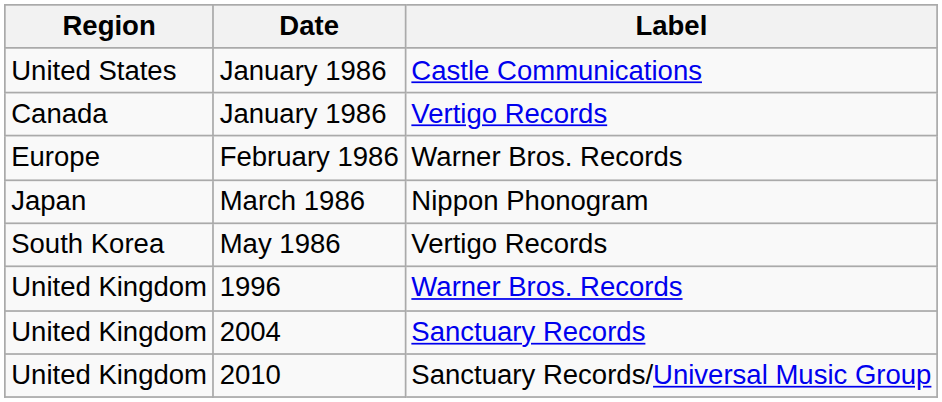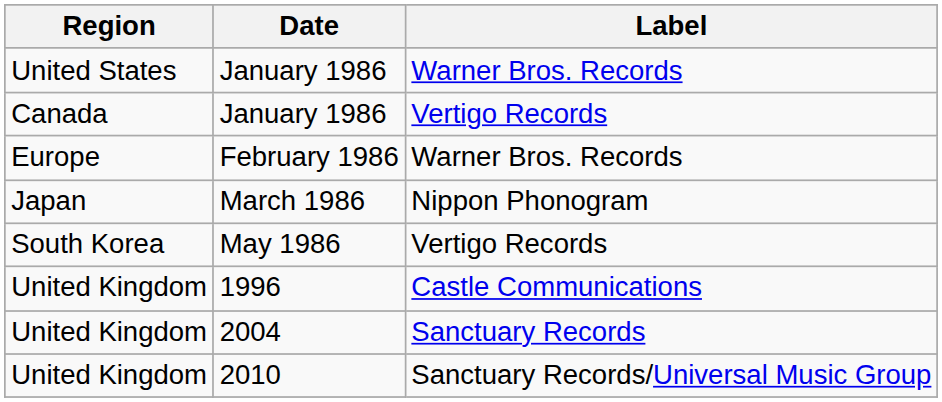(557, 69) Castle Communications -> (547, 69) Warner Bros. Records
(547, 288) Warner Bros. Records -> (557, 288) Castle Communications
